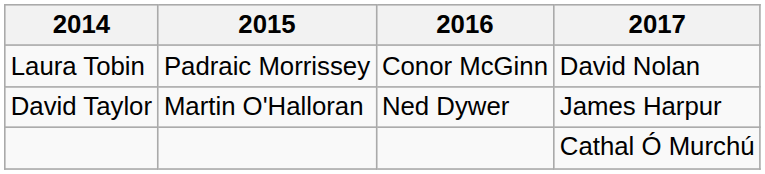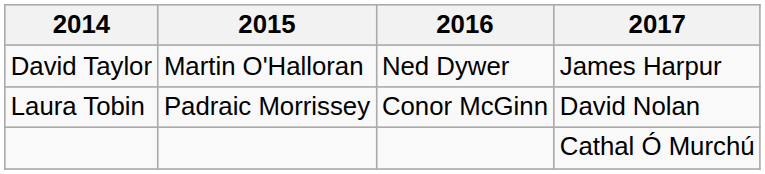rows swapped: (78, 65) <-> (81, 106)
